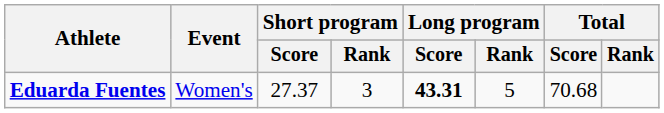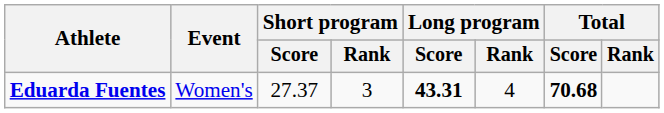(510, 90) 5 -> (510, 90) 4
(573, 90) normal -> (573, 90) bold
